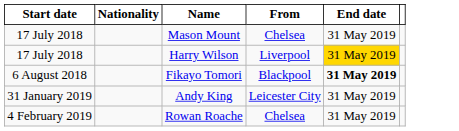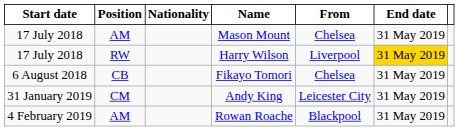+ column: (120, 14)
(285, 75) Blackpool -> (335, 75) Chelsea
(362, 75) bold -> (411, 75) normal
(285, 116) Chelsea -> (335, 116) Blackpool
